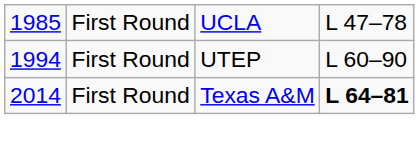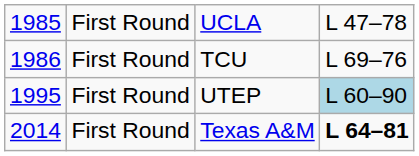+ row: (224, 58)
(35, 58) 1994 -> (35, 95) 1995
(366, 58) no background -> (366, 95) lightblue background
